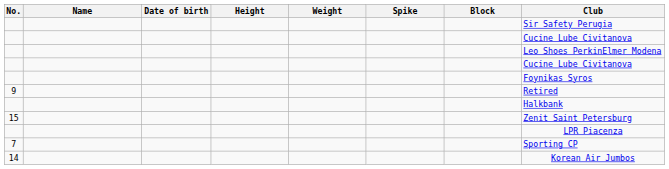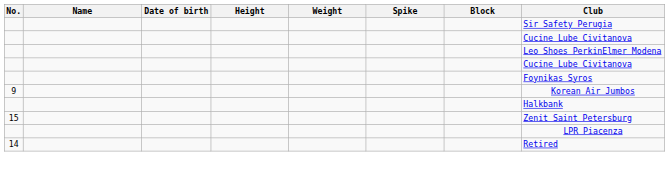(541, 91) Retired -> (593, 91) Korean Air Jumbos
- row: (14, 144)
(593, 158) Korean Air Jumbos -> (541, 144) Retired
